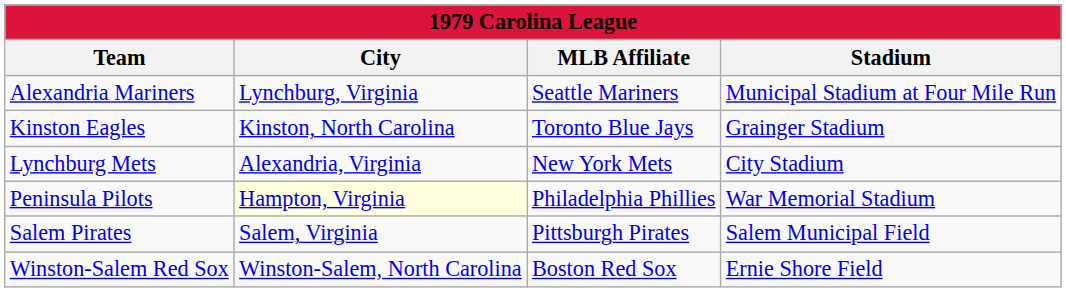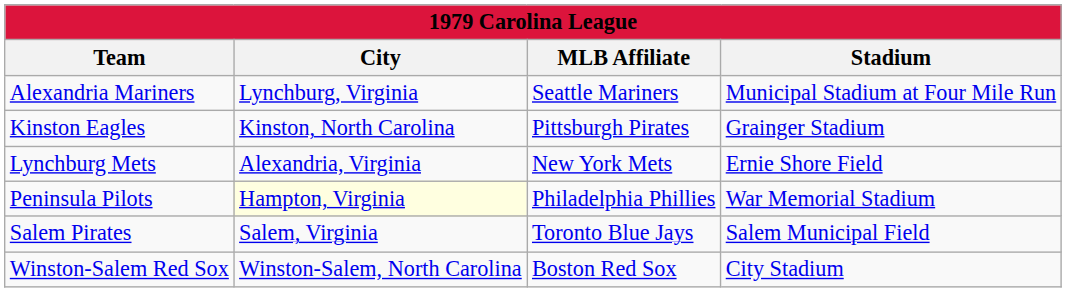(613, 127) Toronto Blue Jays -> (611, 127) Pittsburgh Pirates
(785, 163) City Stadium -> (804, 163) Ernie Shore Field
(611, 233) Pittsburgh Pirates -> (613, 233) Toronto Blue Jays
(804, 269) Ernie Shore Field -> (785, 269) City Stadium
